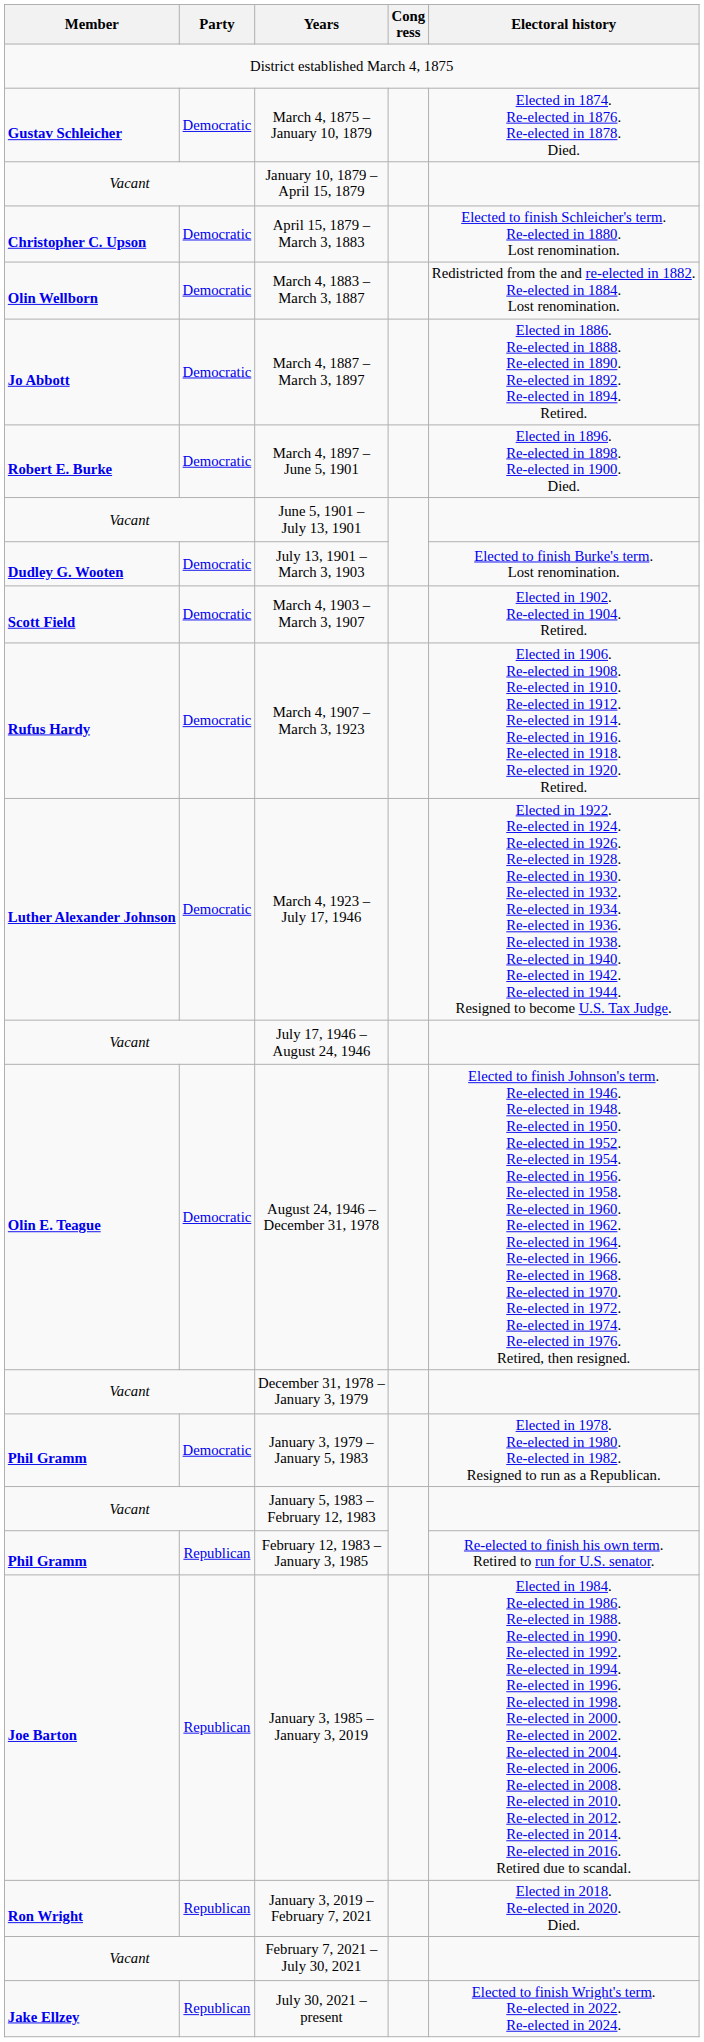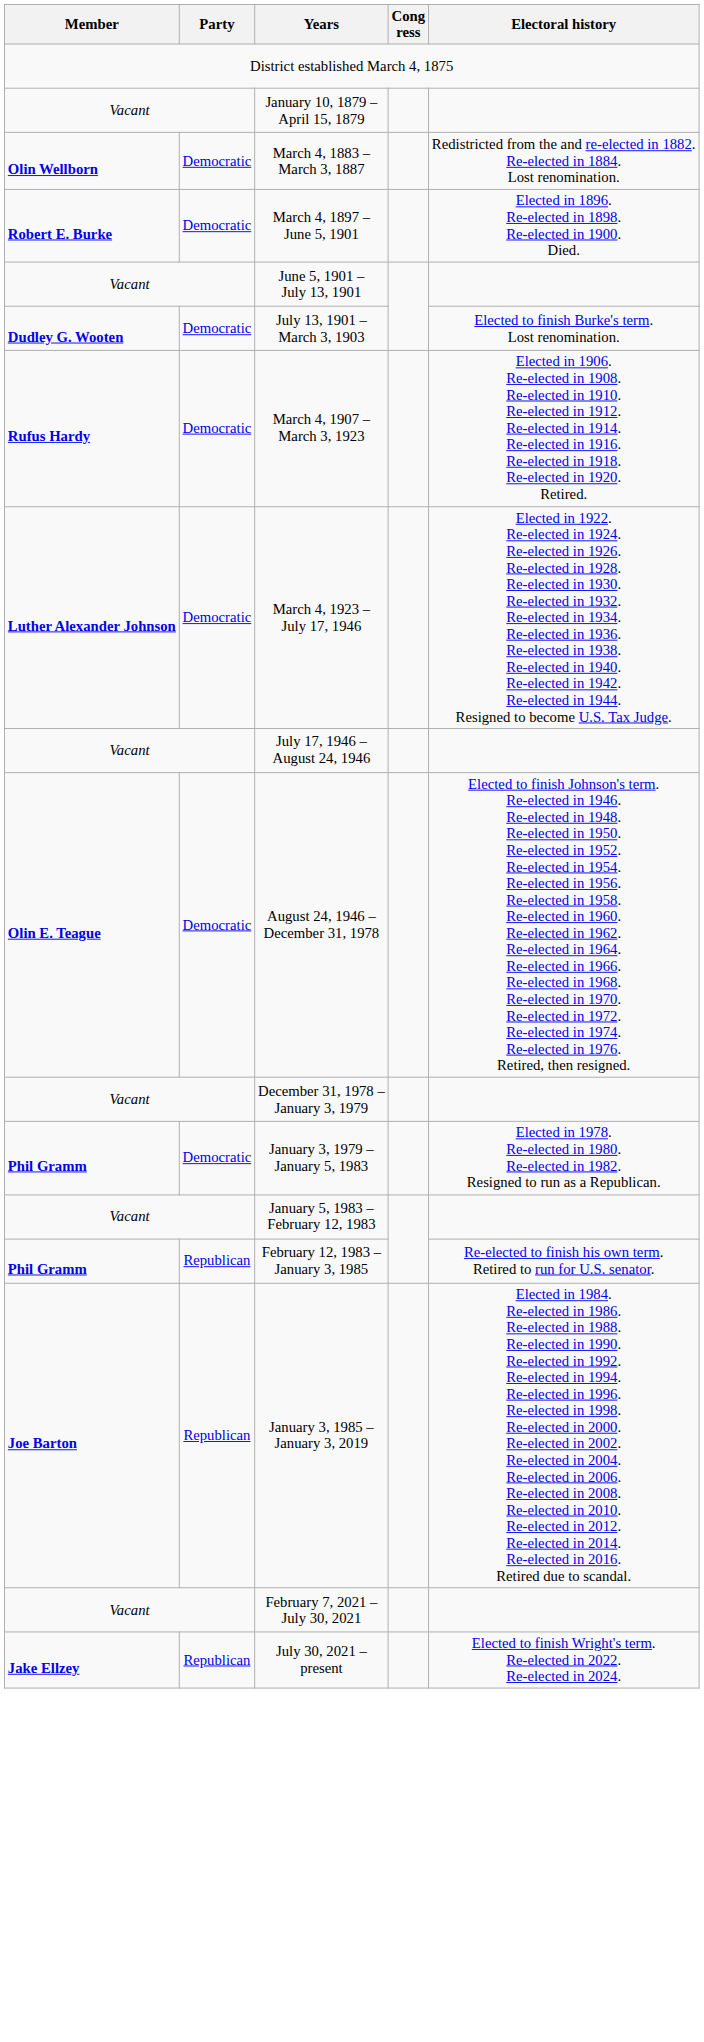- row: (321, 125)
- row: (321, 233)
- row: (321, 371)
- row: (321, 614)
- row: (321, 1908)
